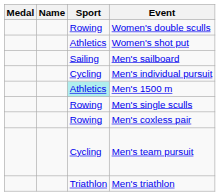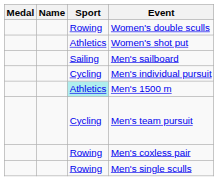rows swapped: (152, 105) <-> (153, 152)
- row: (143, 183)
